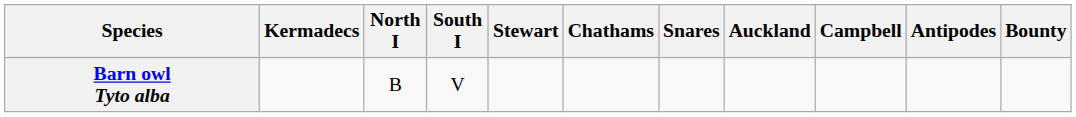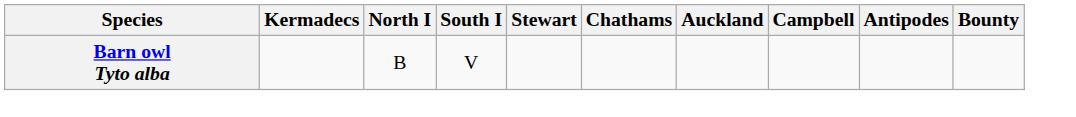- column: (691, 31)
